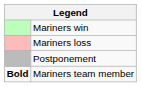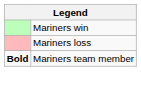- row: (65, 59)
